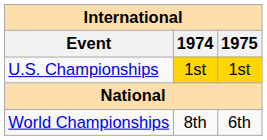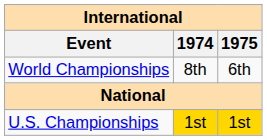rows swapped: (89, 122) <-> (83, 69)
